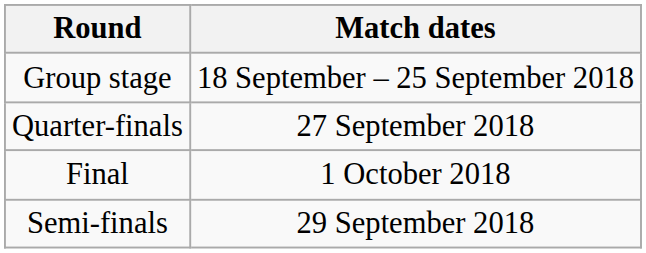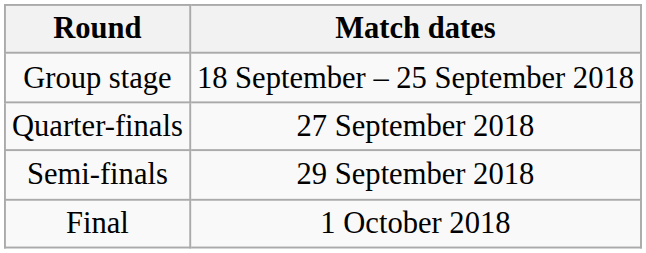rows swapped: (97, 222) <-> (97, 174)
